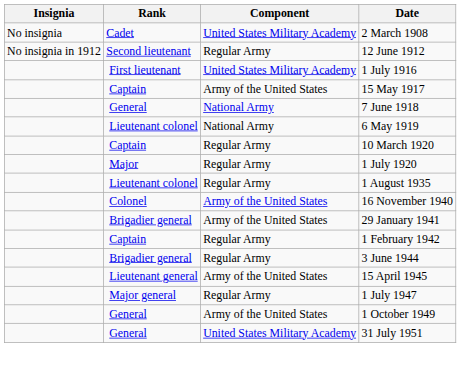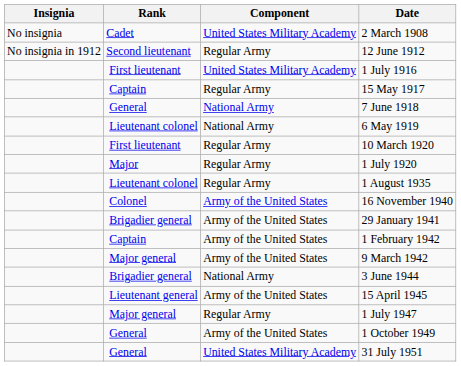(265, 88) Army of the United States -> (237, 88) Regular Army
(126, 145) Captain -> (143, 145) First lieutenant
(237, 239) Regular Army -> (265, 239) Army of the United States
+ row: (395, 257)
(237, 257) Regular Army -> (239, 276) National Army
